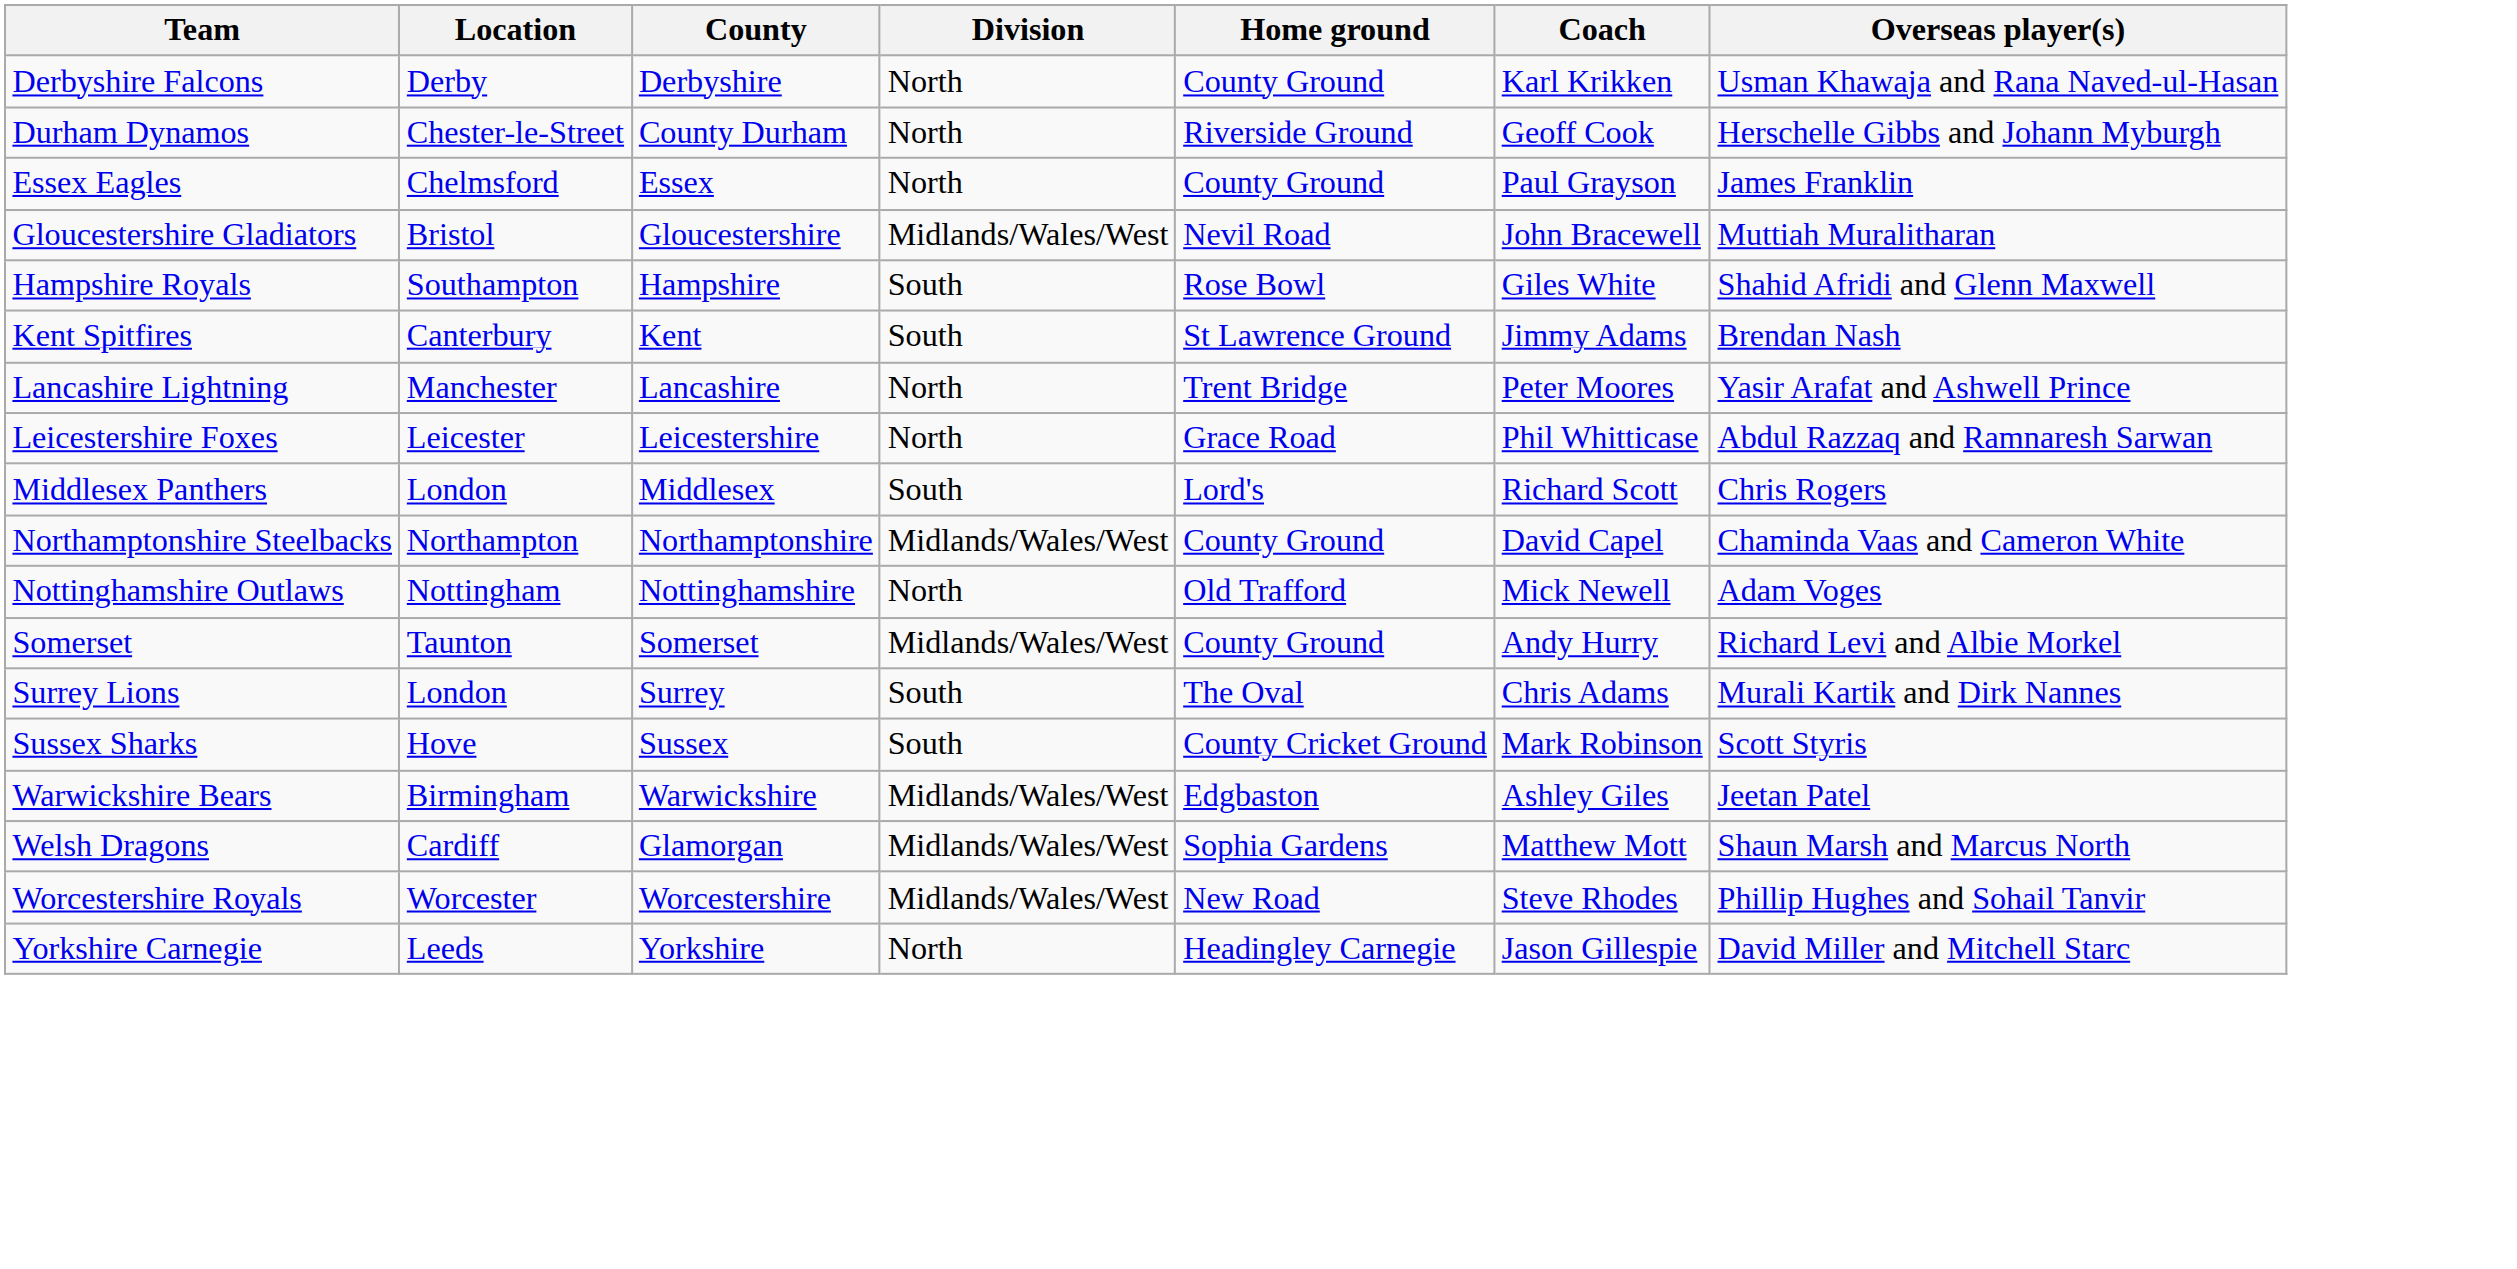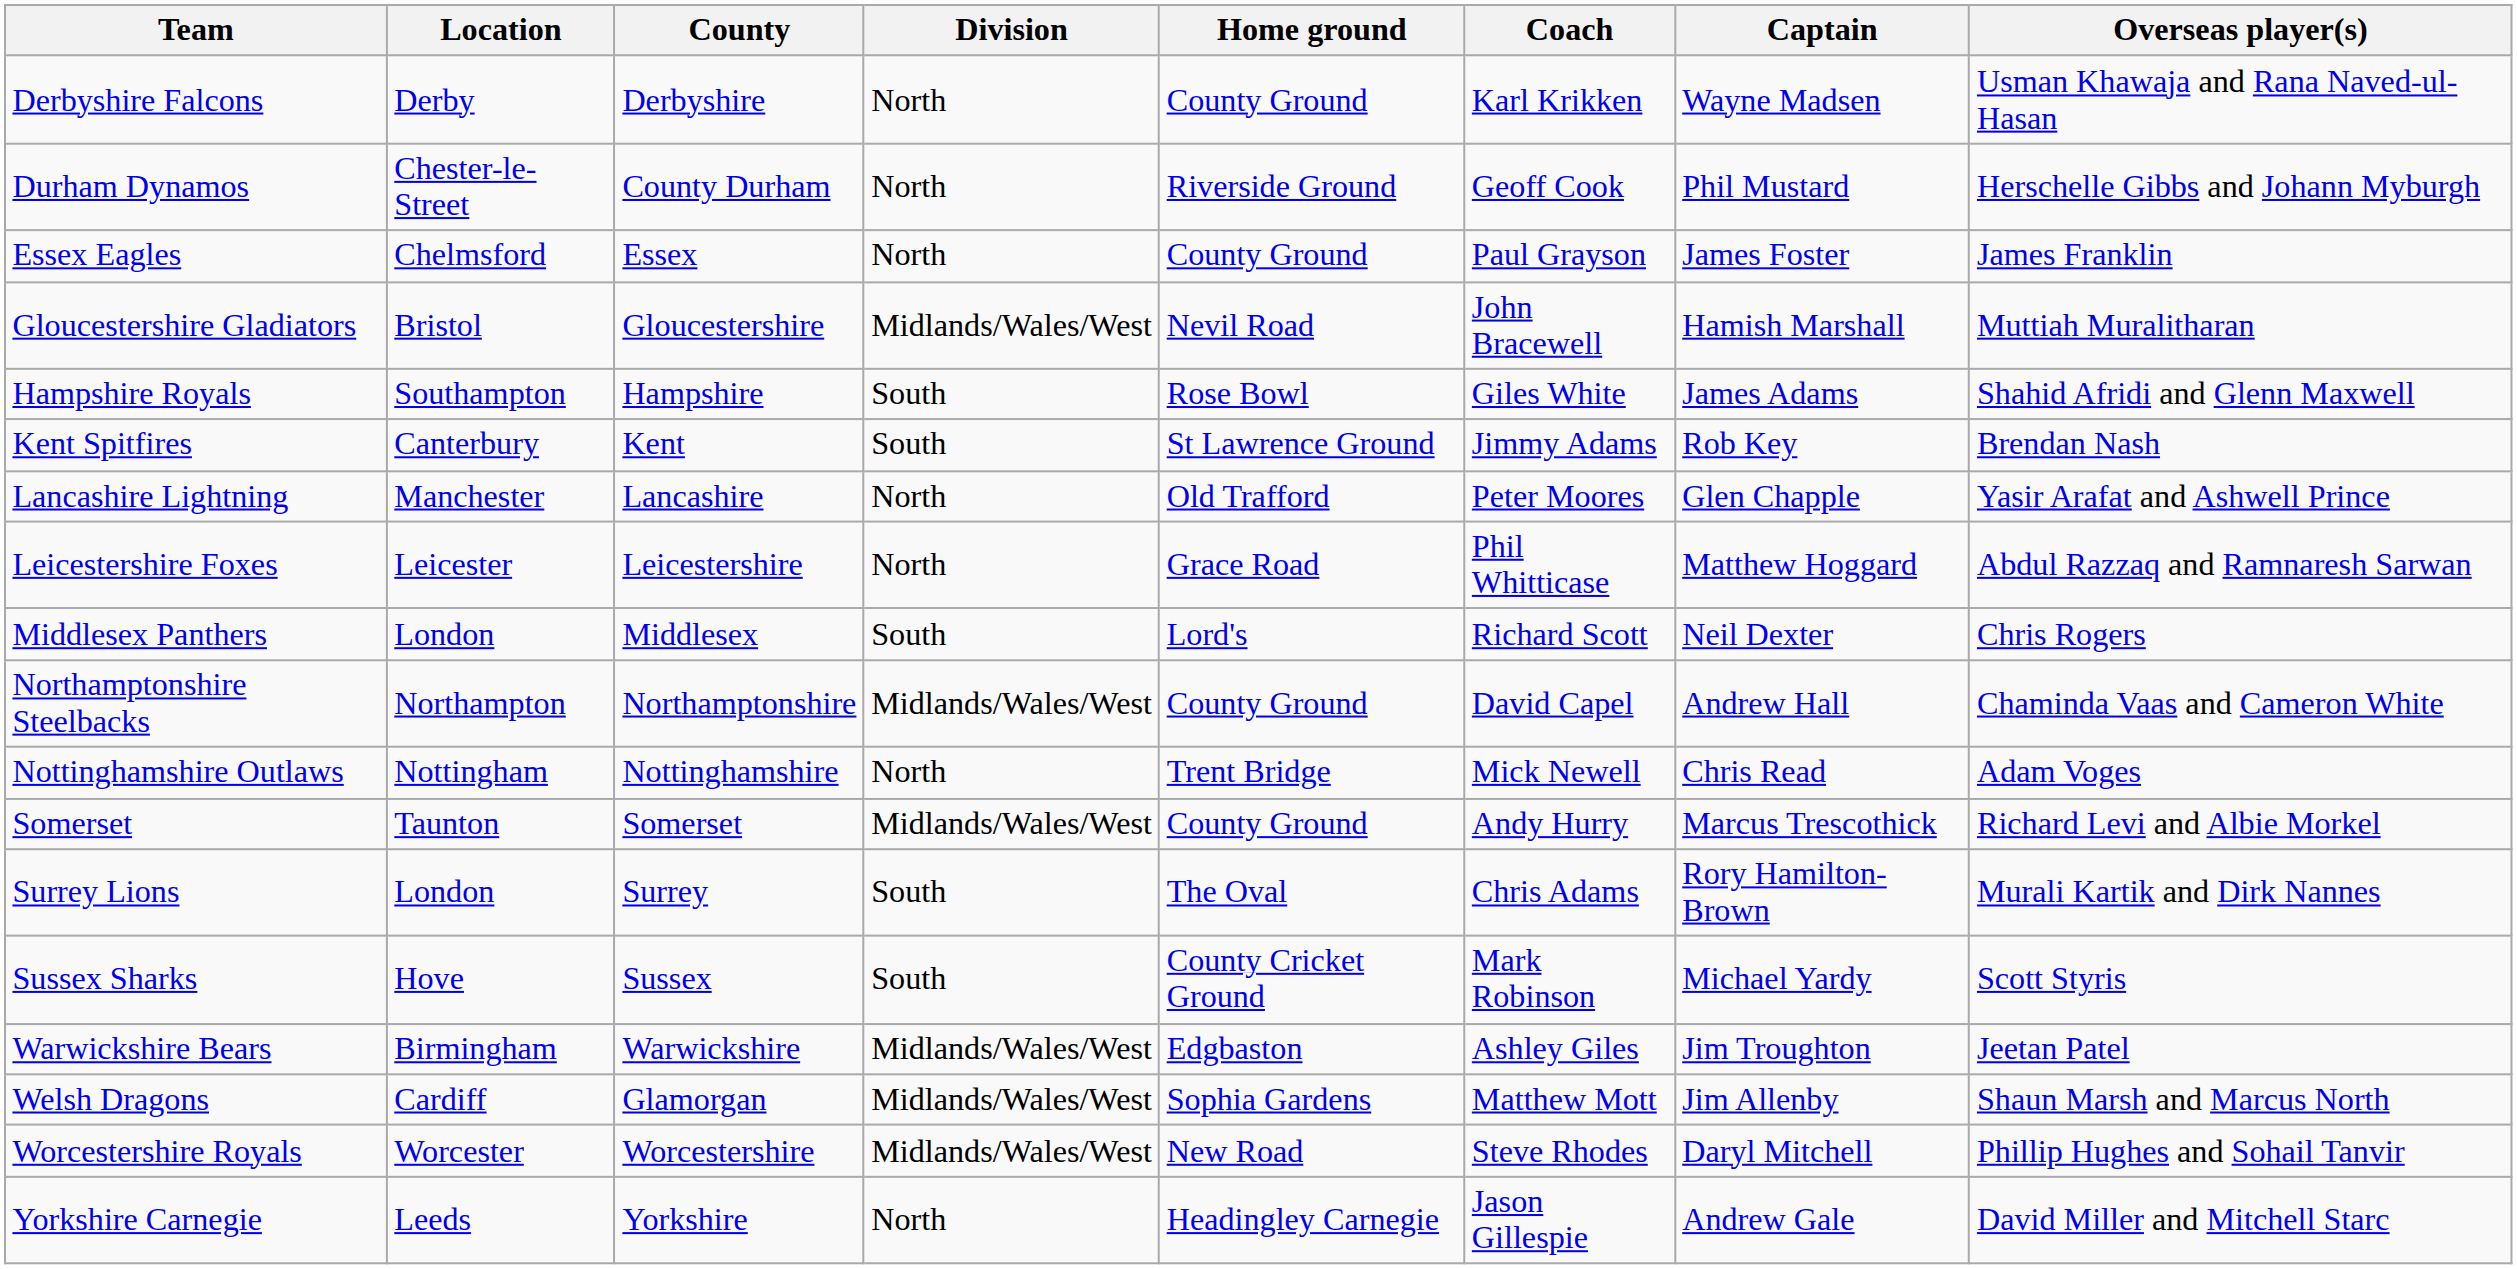+ column: (1822, 30)
(1265, 387) Trent Bridge -> (1248, 495) Old Trafford
(1265, 591) Old Trafford -> (1249, 771) Trent Bridge
